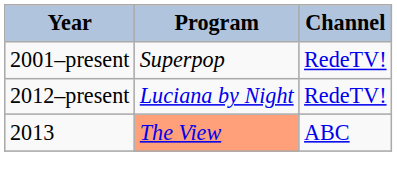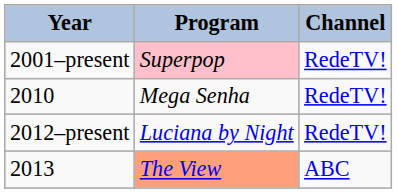(182, 59) no background -> (182, 59) pink background
+ row: (32, 96)
